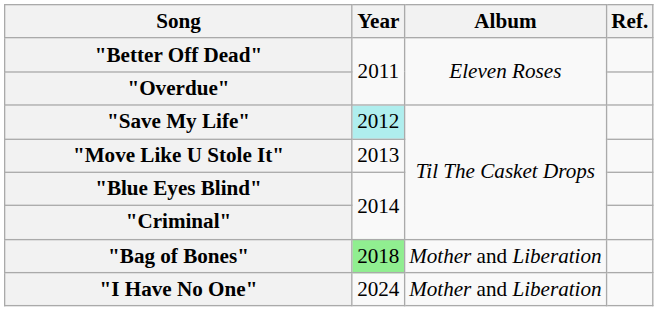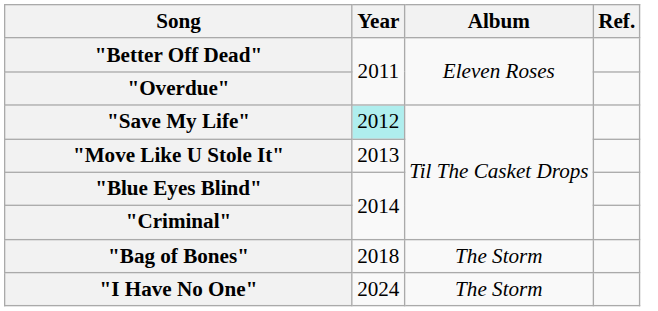(378, 255) lightgreen background -> (378, 255) no background
(505, 255) Mother and Liberation -> (499, 255) The Storm
(505, 289) Mother and Liberation -> (499, 289) The Storm
